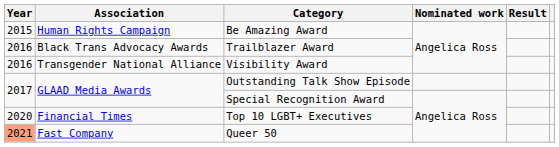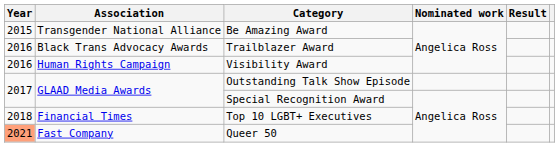(104, 30) Human Rights Campaign -> (129, 30) Transgender National Alliance
(129, 64) Transgender National Alliance -> (104, 64) Human Rights Campaign
(20, 116) 2020 -> (20, 116) 2018
